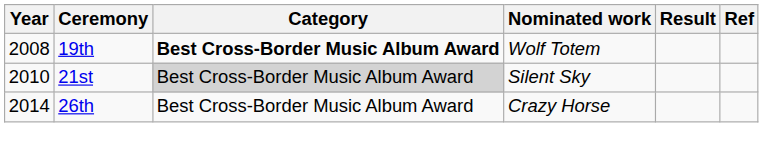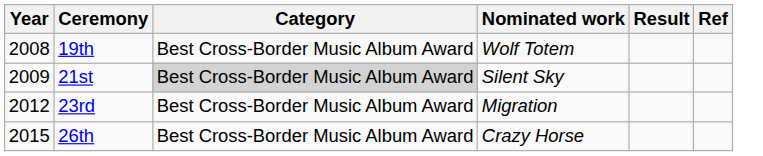(328, 48) bold -> (315, 48) normal
(29, 77) 2010 -> (29, 77) 2009
+ row: (77, 106)
(29, 106) 2014 -> (29, 135) 2015
